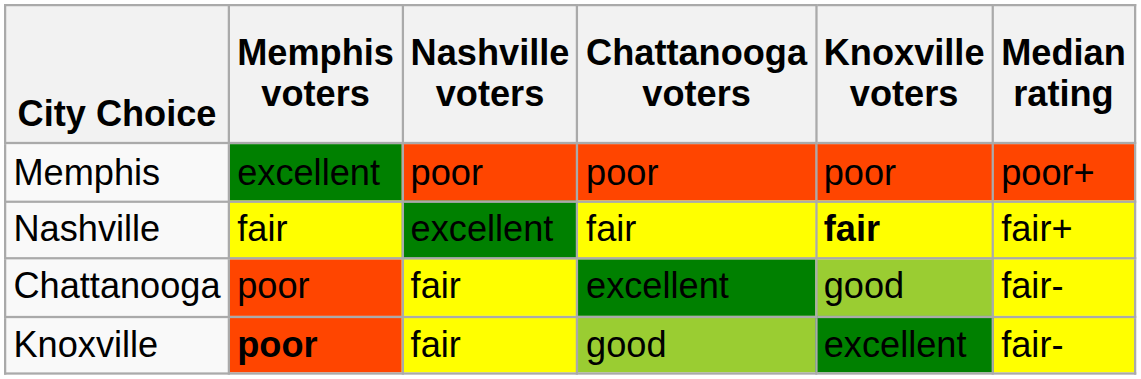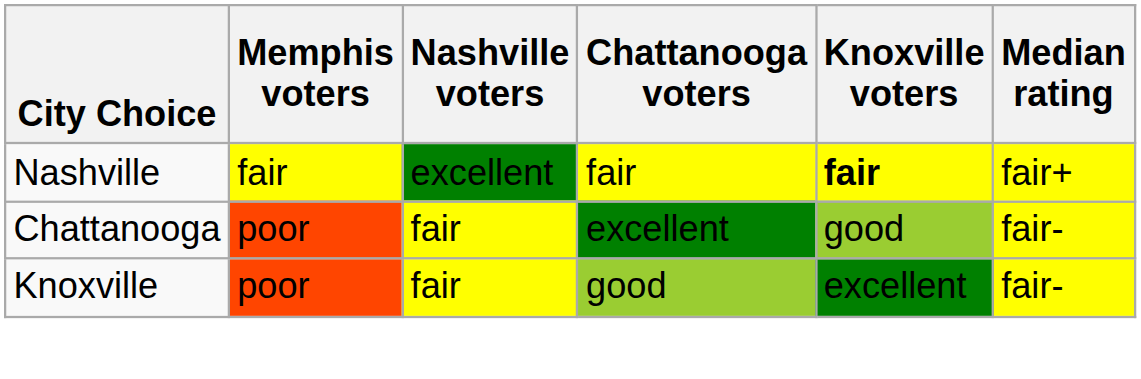- row: (87, 171)
(277, 343) bold -> (273, 286) normal
